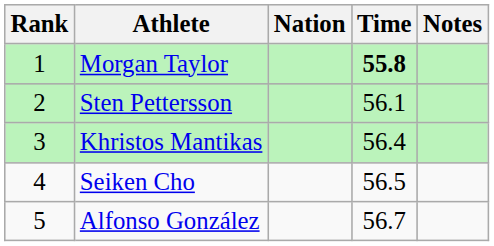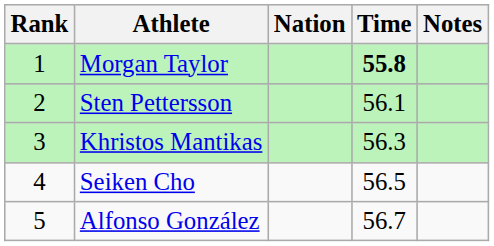(384, 142) 56.4 -> (384, 142) 56.3
